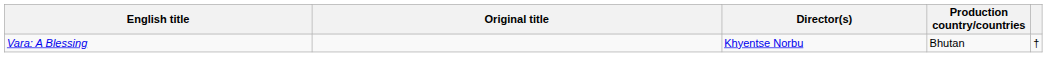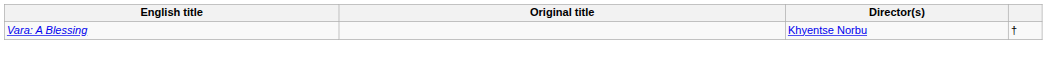- column: (979, 19)
